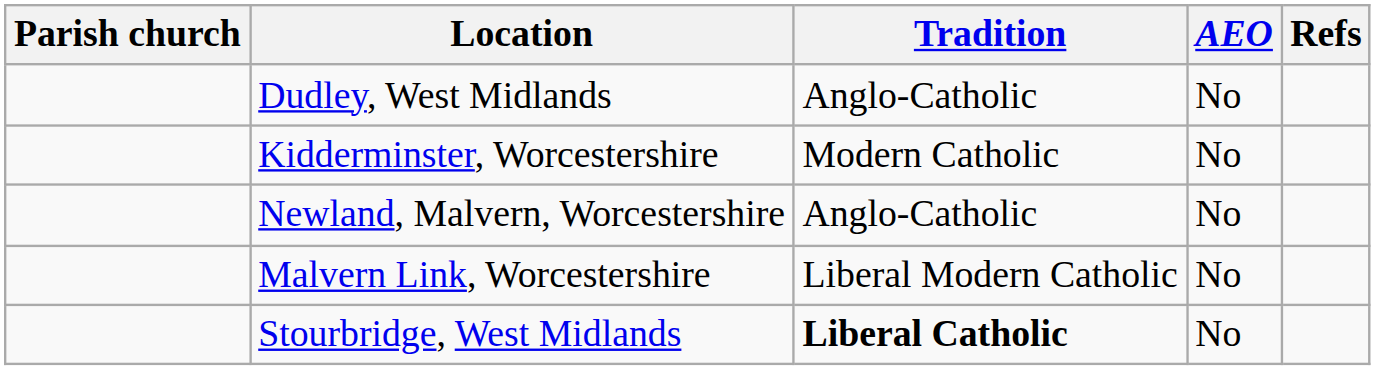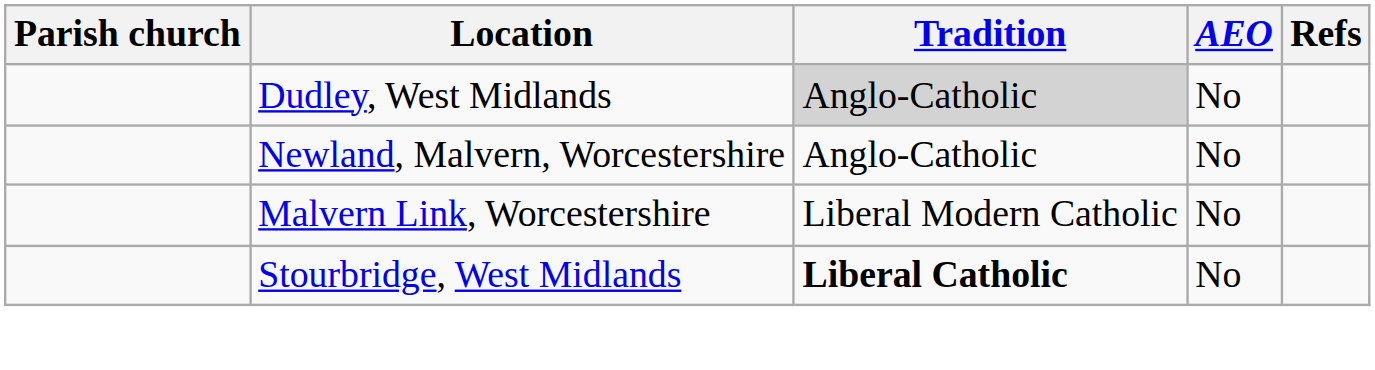(920, 94) no background -> (920, 94) lightgrey background
- row: (488, 154)
